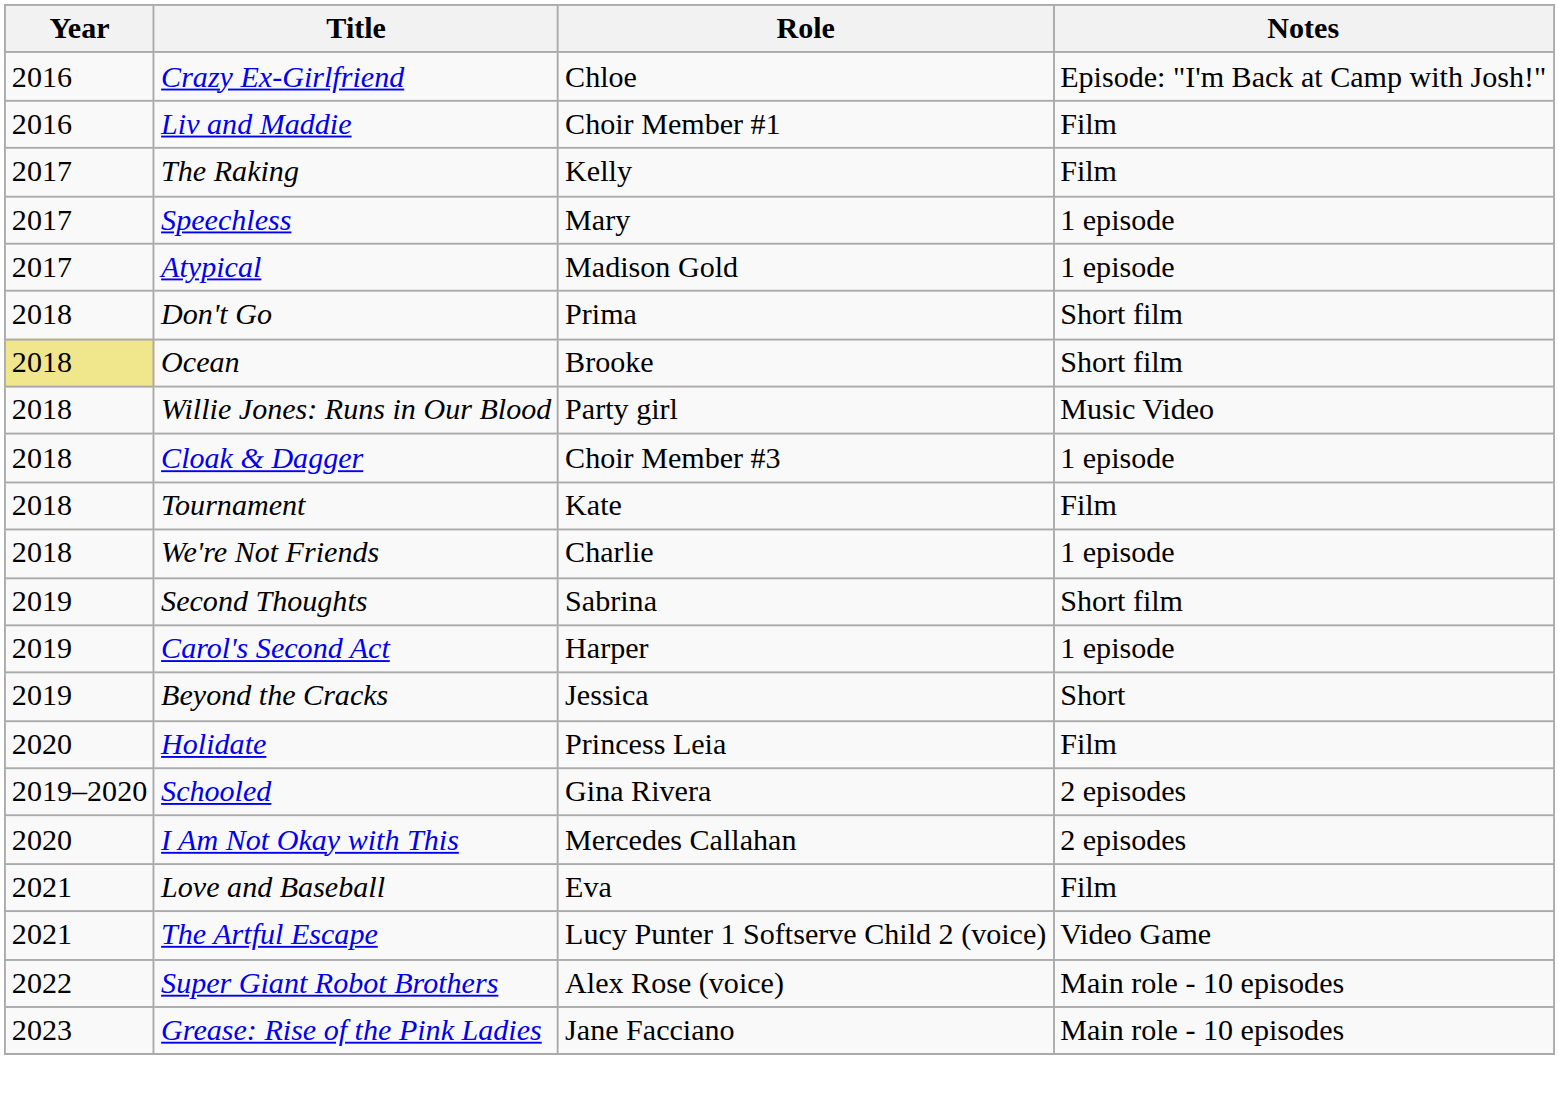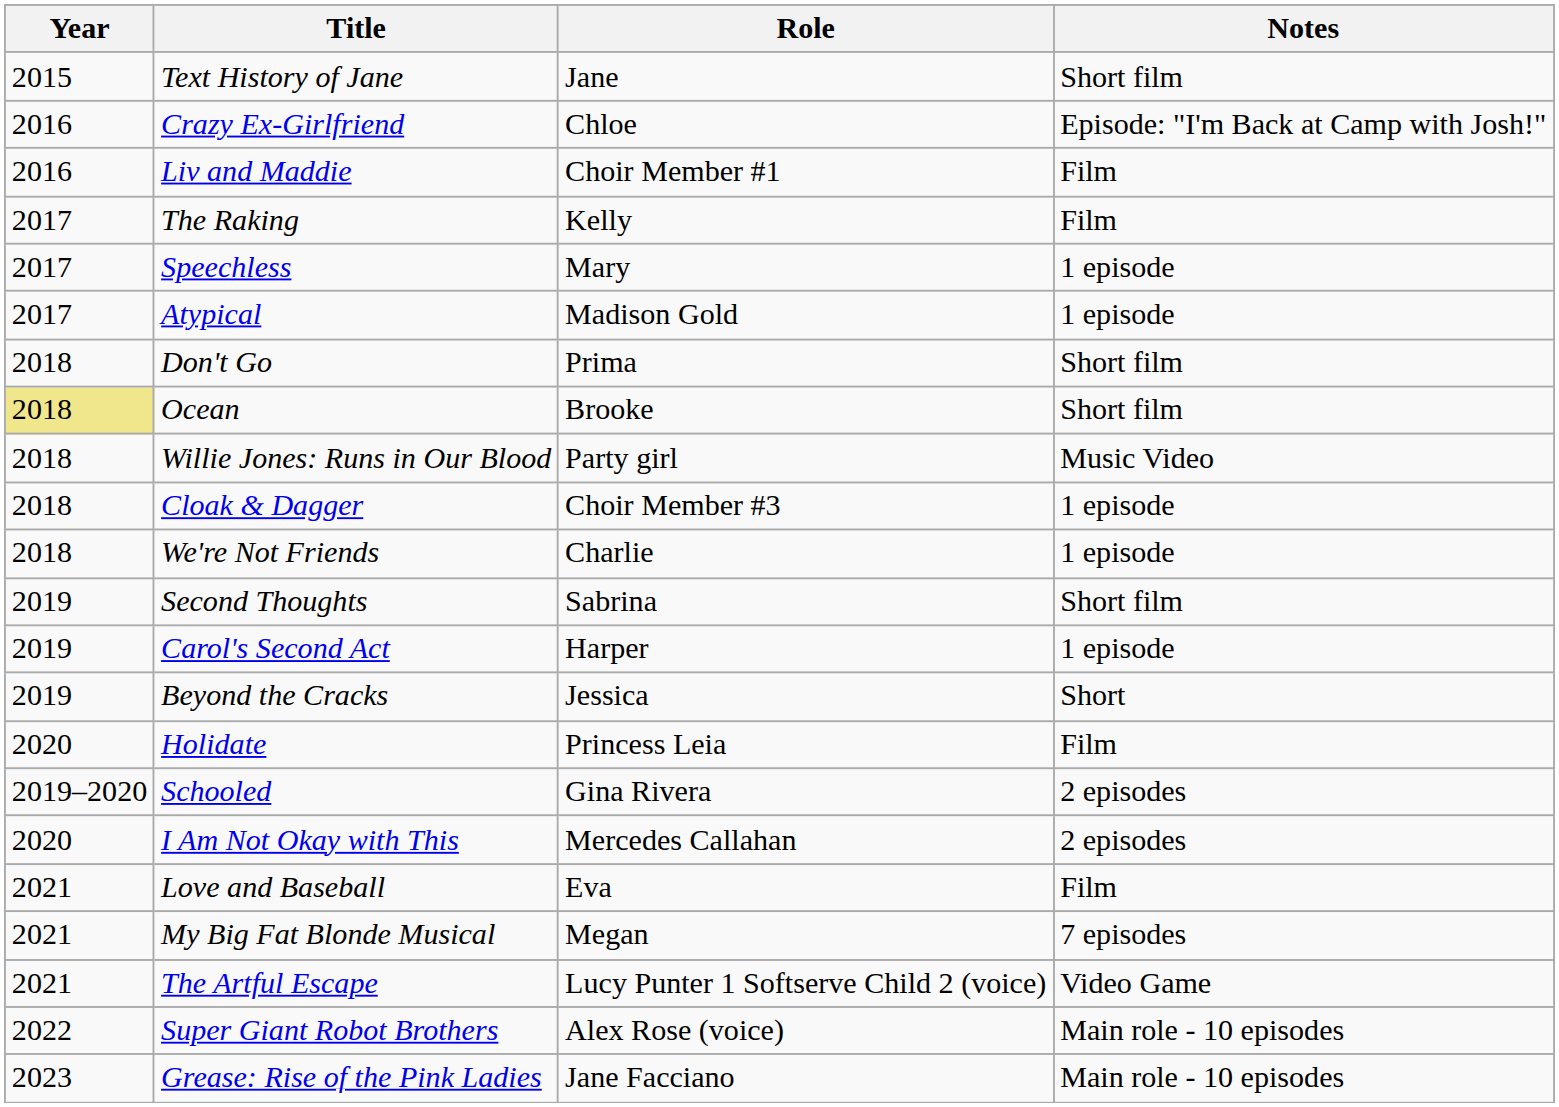+ row: (282, 76)
- row: (233, 505)
+ row: (328, 934)
